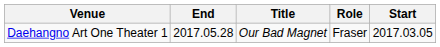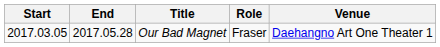columns swapped: (403, 14) <-> (87, 14)
